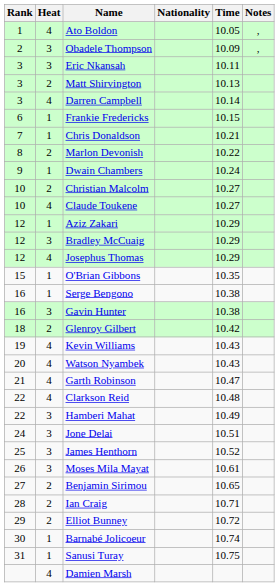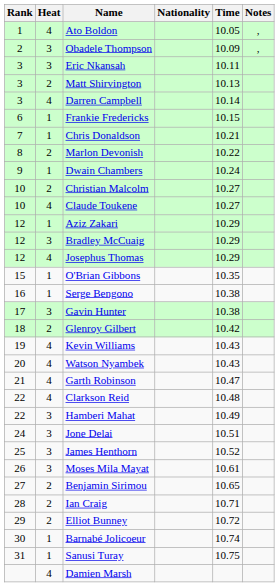(20, 310) 16 -> (20, 310) 17
